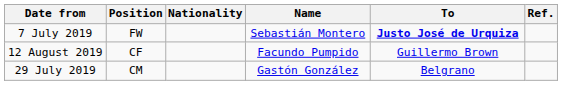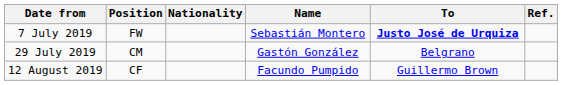rows swapped: (55, 70) <-> (55, 51)
